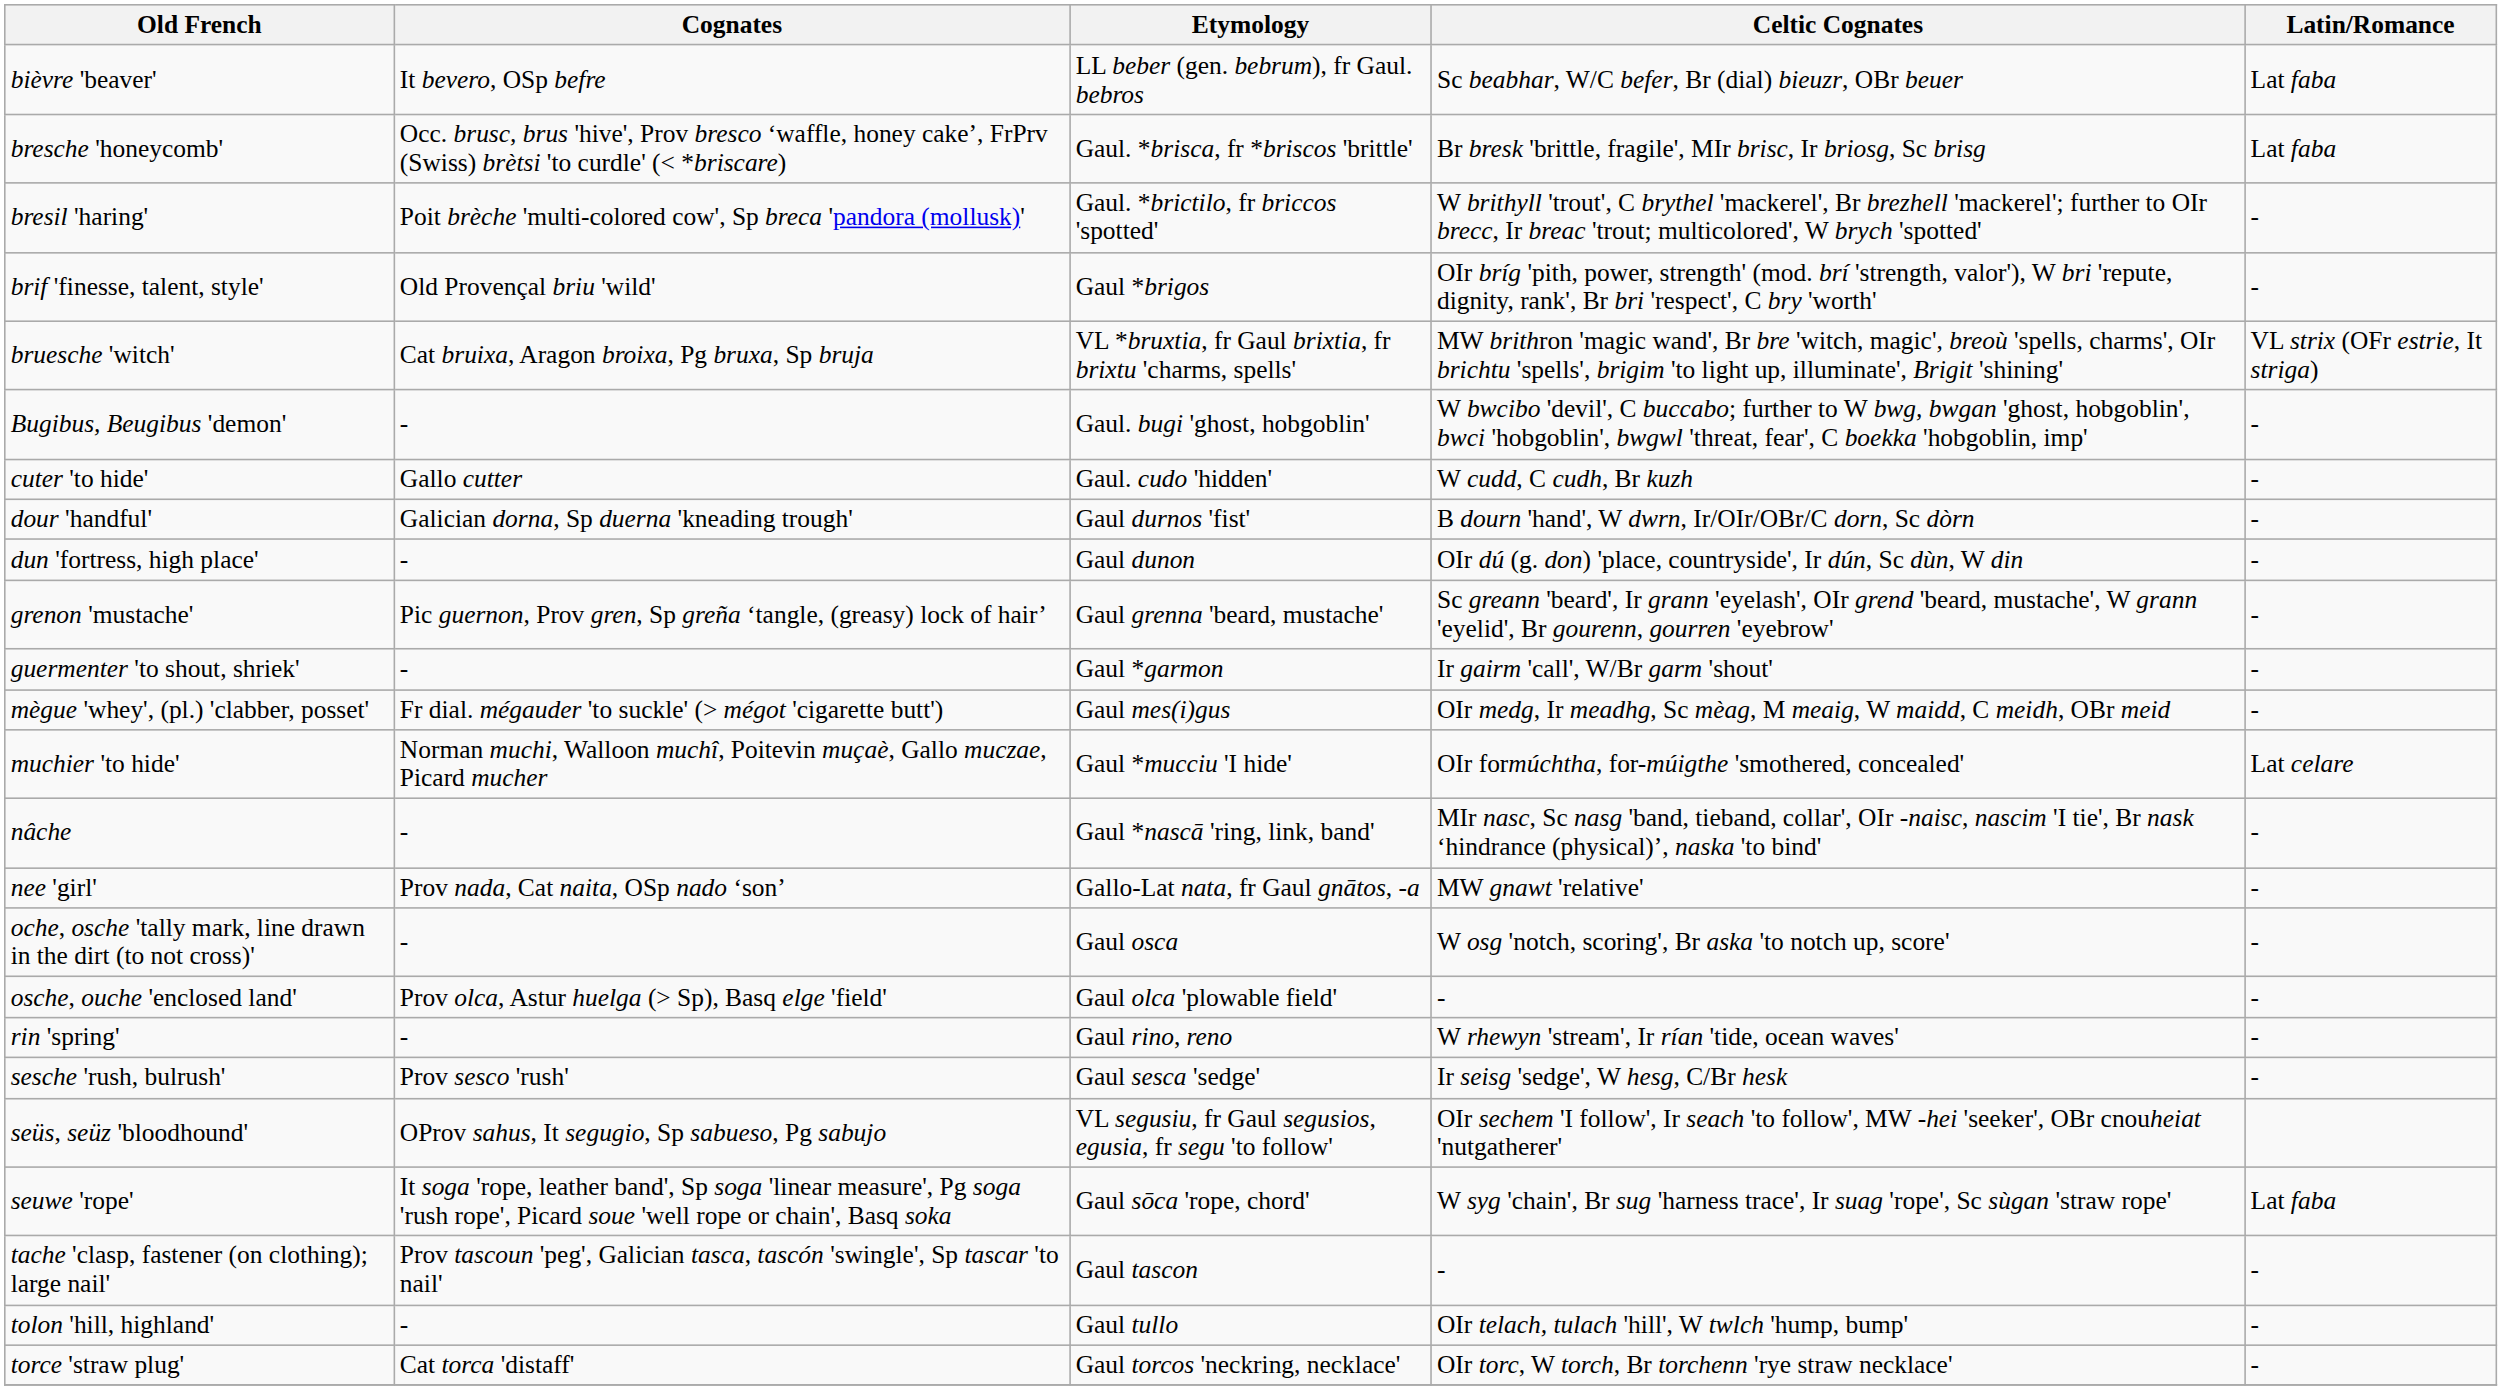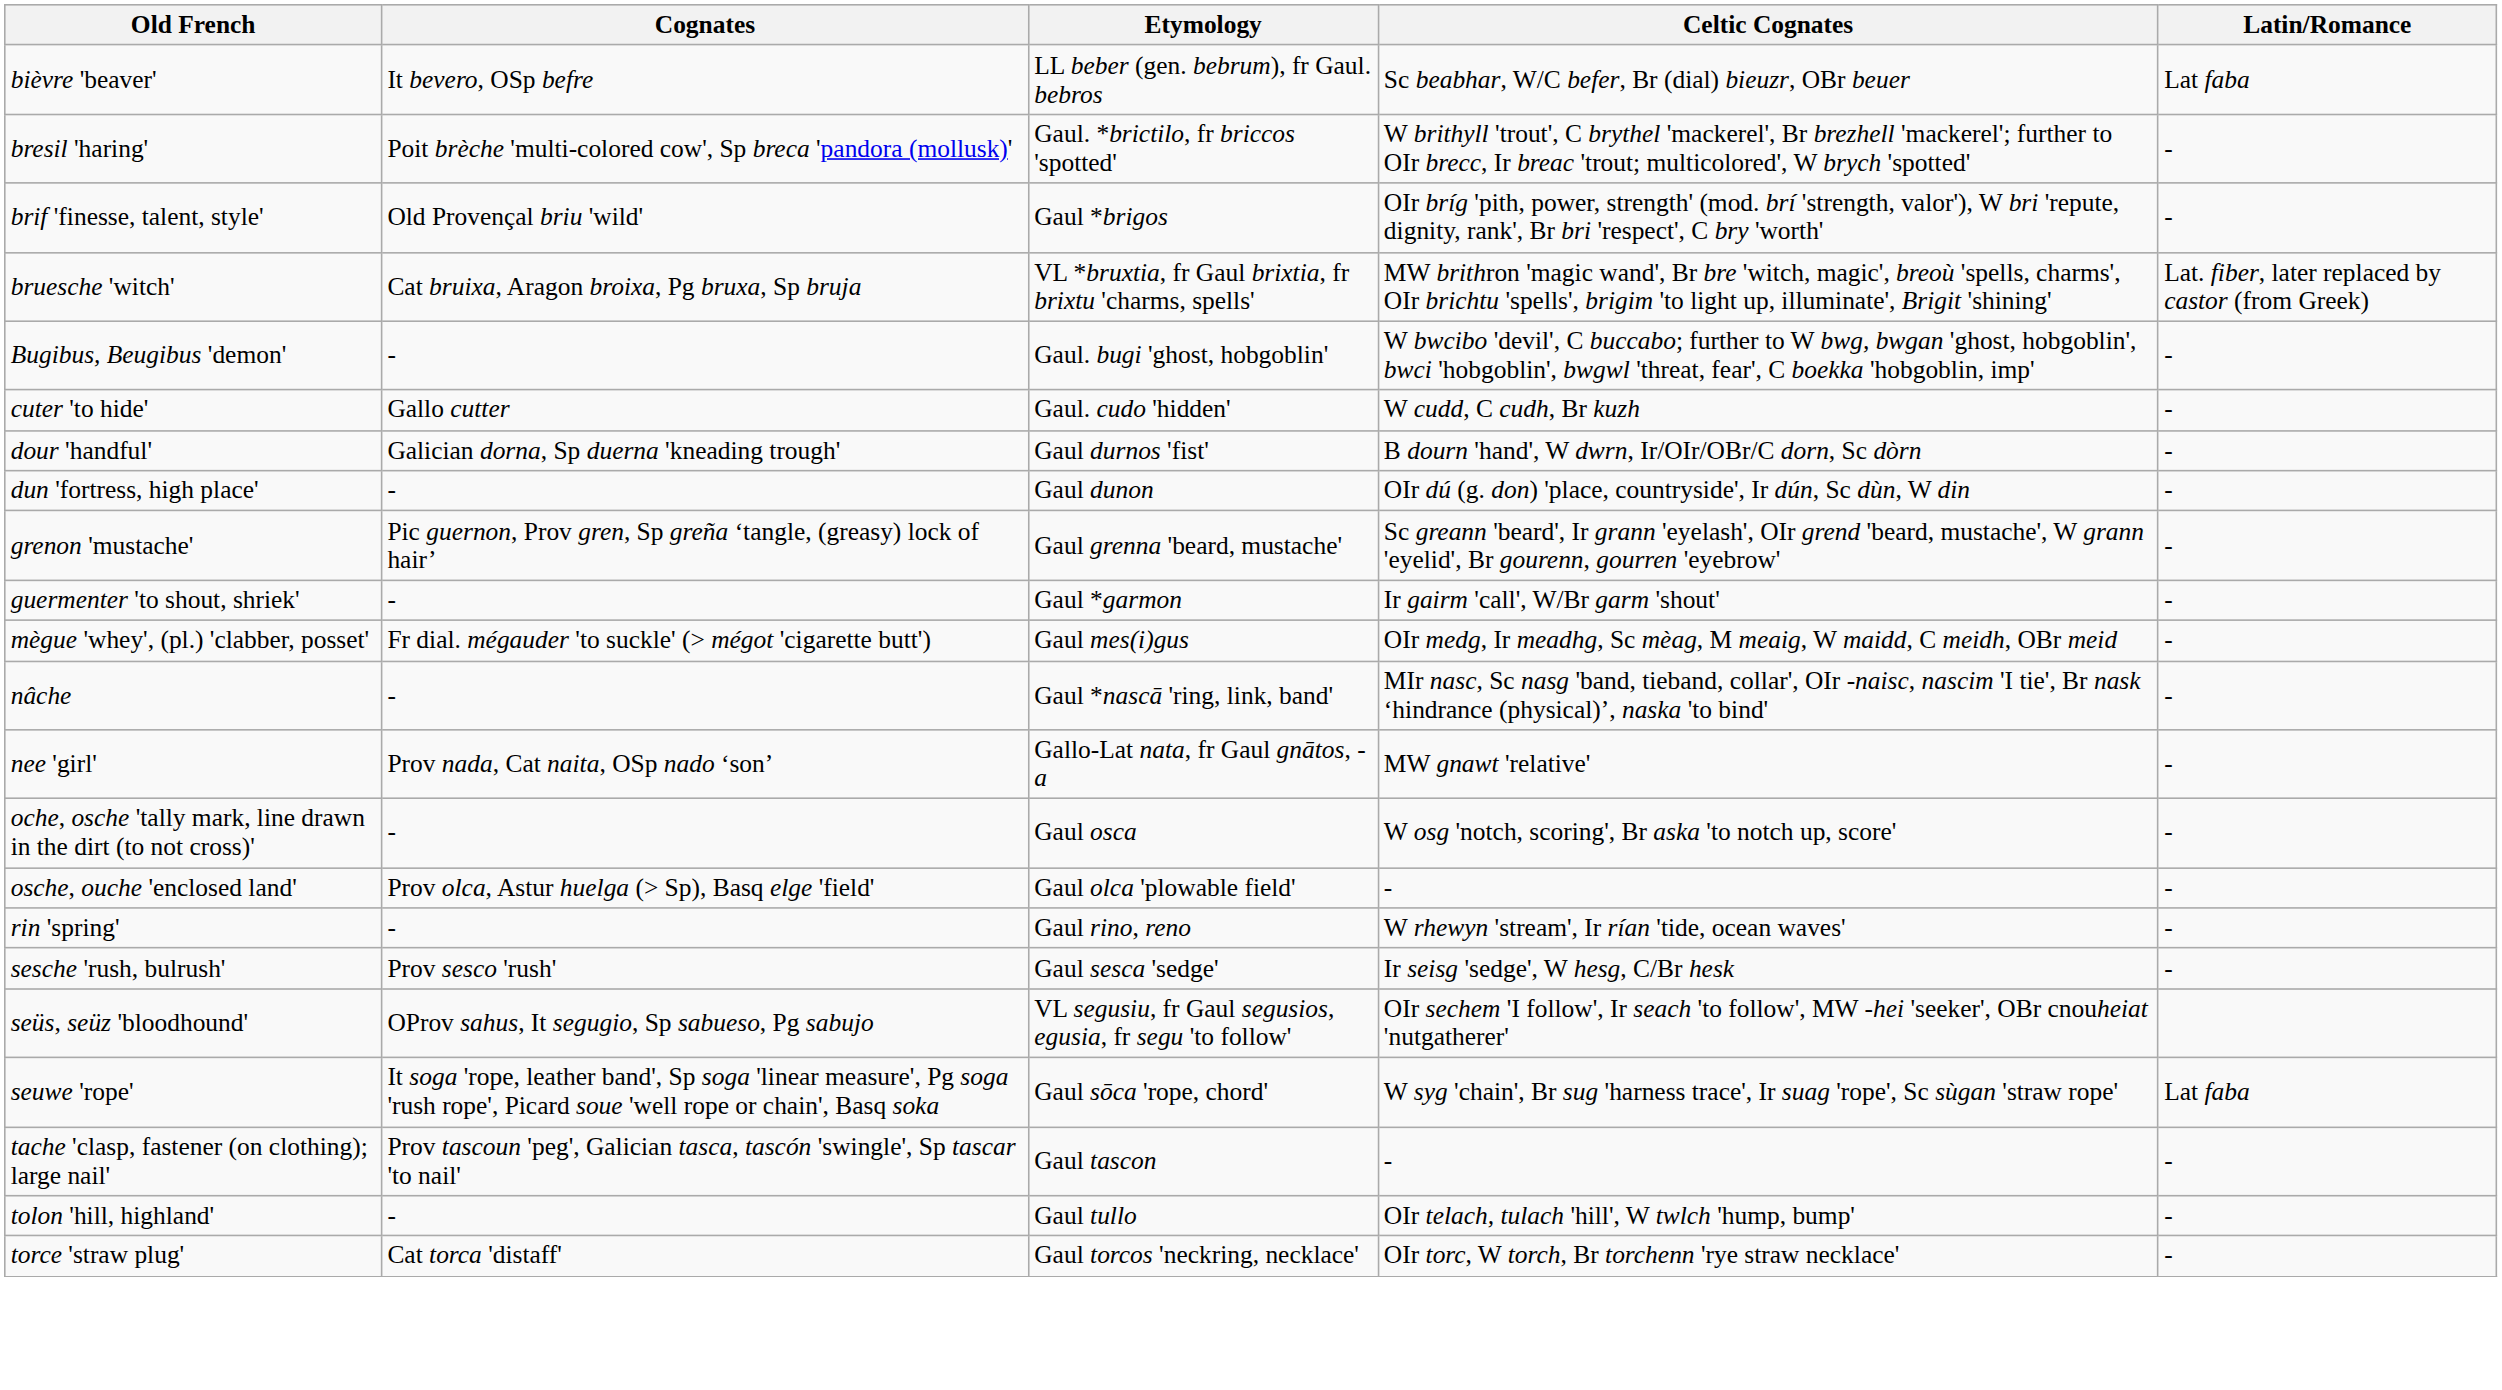- row: (117, 148)
(2366, 355) VL strix (OFr estrie, It striga) -> (2303, 286) Lat. fiber, later replaced by castor (from Greek)
- row: (95, 763)
